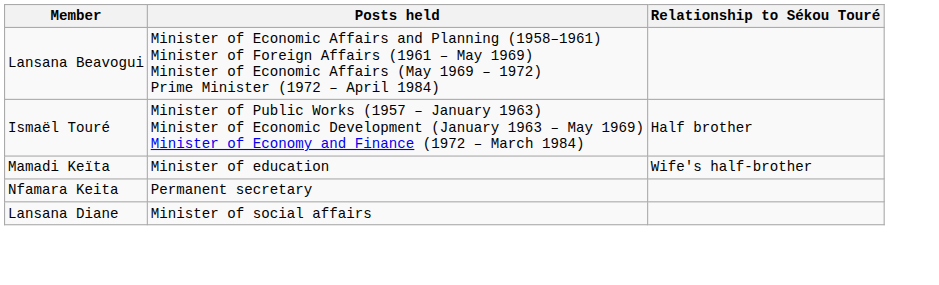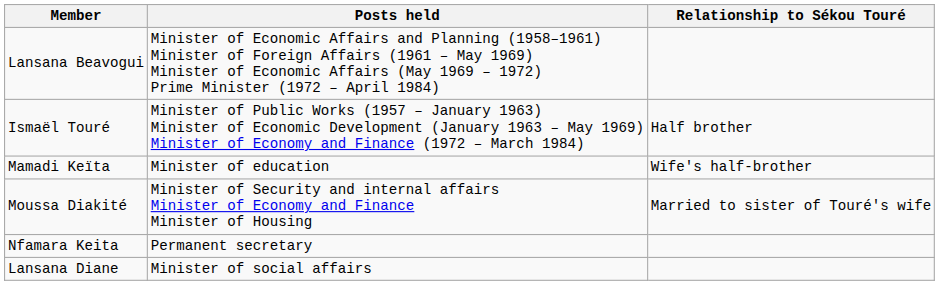+ row: (67, 207)
